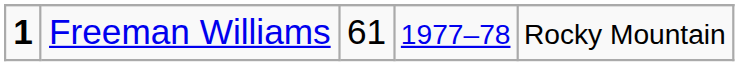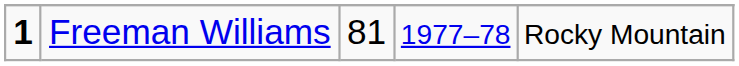(366, 32) 61 -> (366, 32) 81
